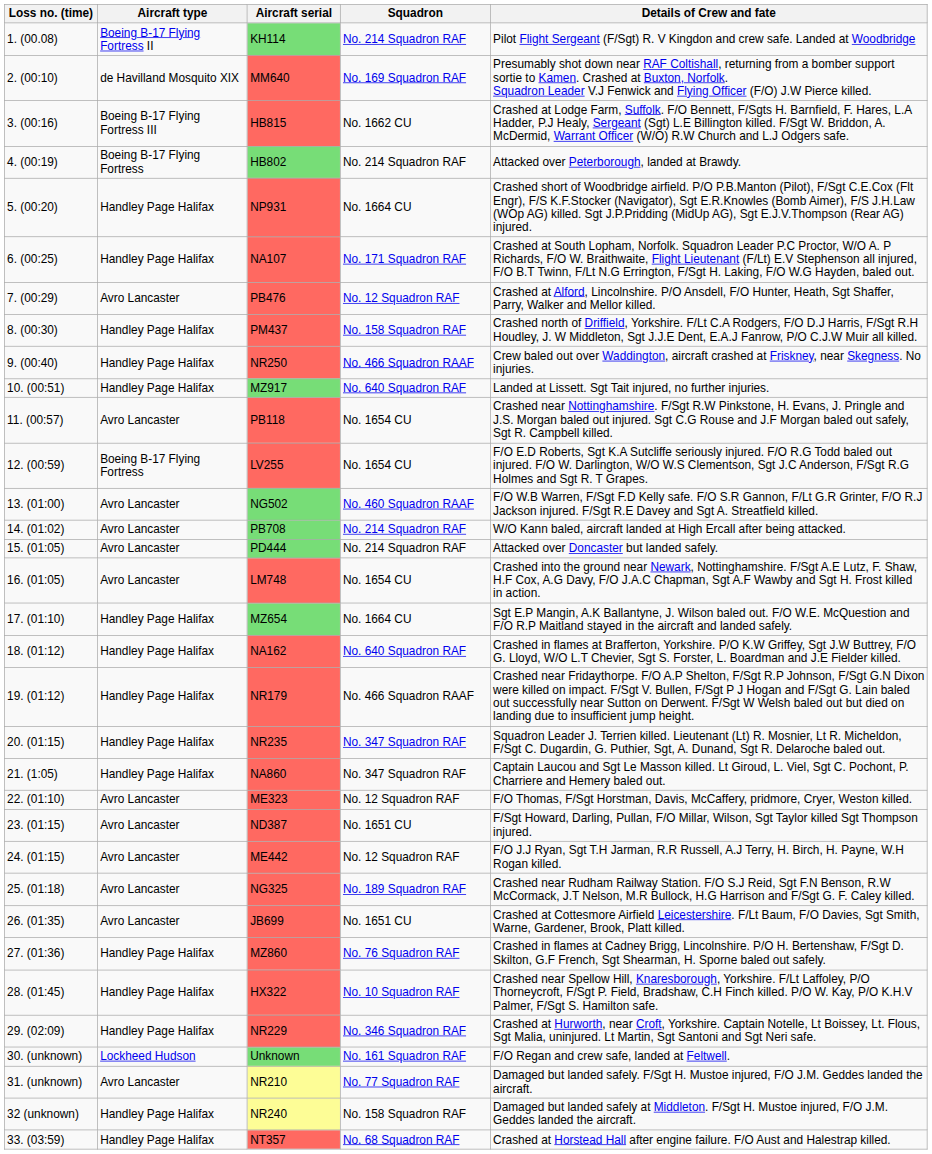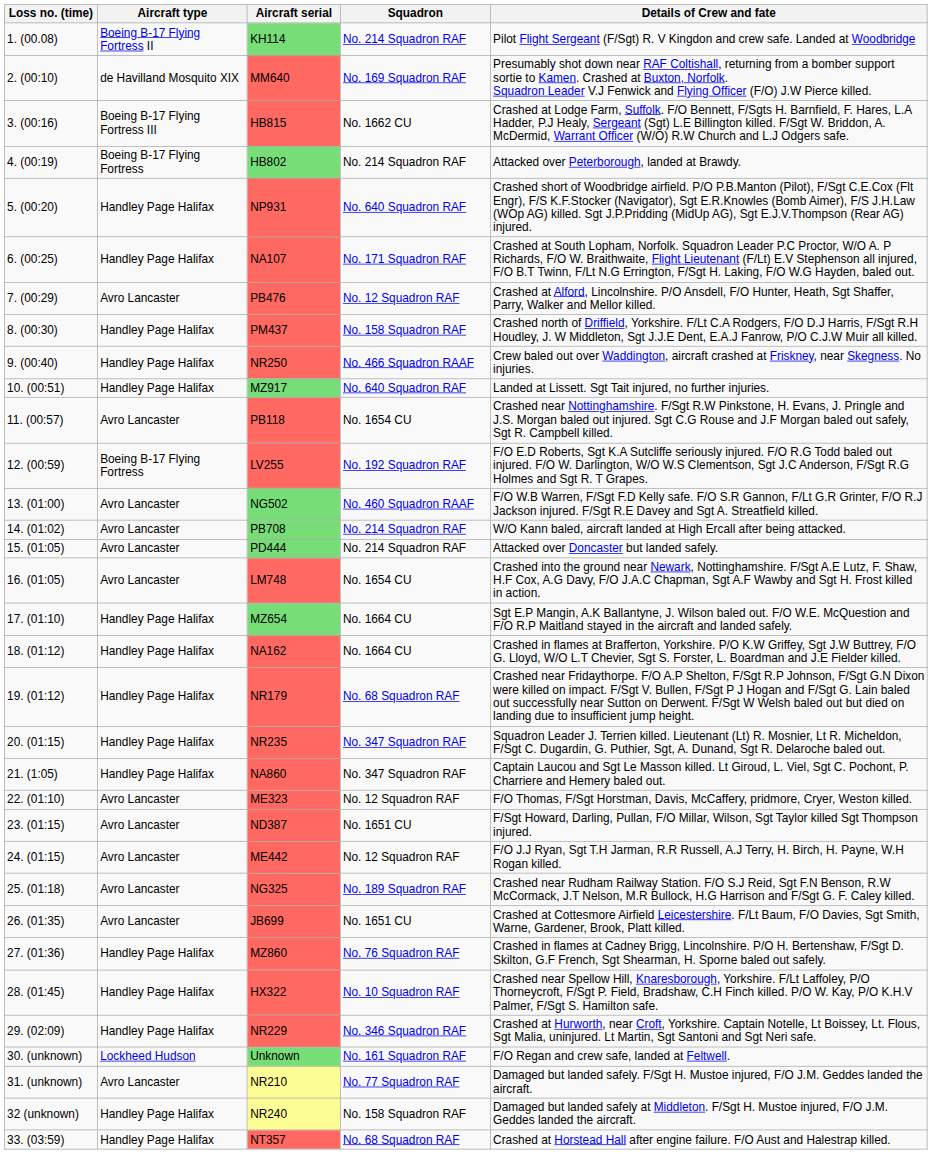(377, 207) No. 1664 CU -> (405, 207) No. 640 Squadron RAF
(377, 465) No. 1654 CU -> (405, 465) No. 192 Squadron RAF
(405, 651) No. 640 Squadron RAF -> (377, 651) No. 1664 CU
(408, 697) No. 466 Squadron RAAF -> (401, 697) No. 68 Squadron RAF
